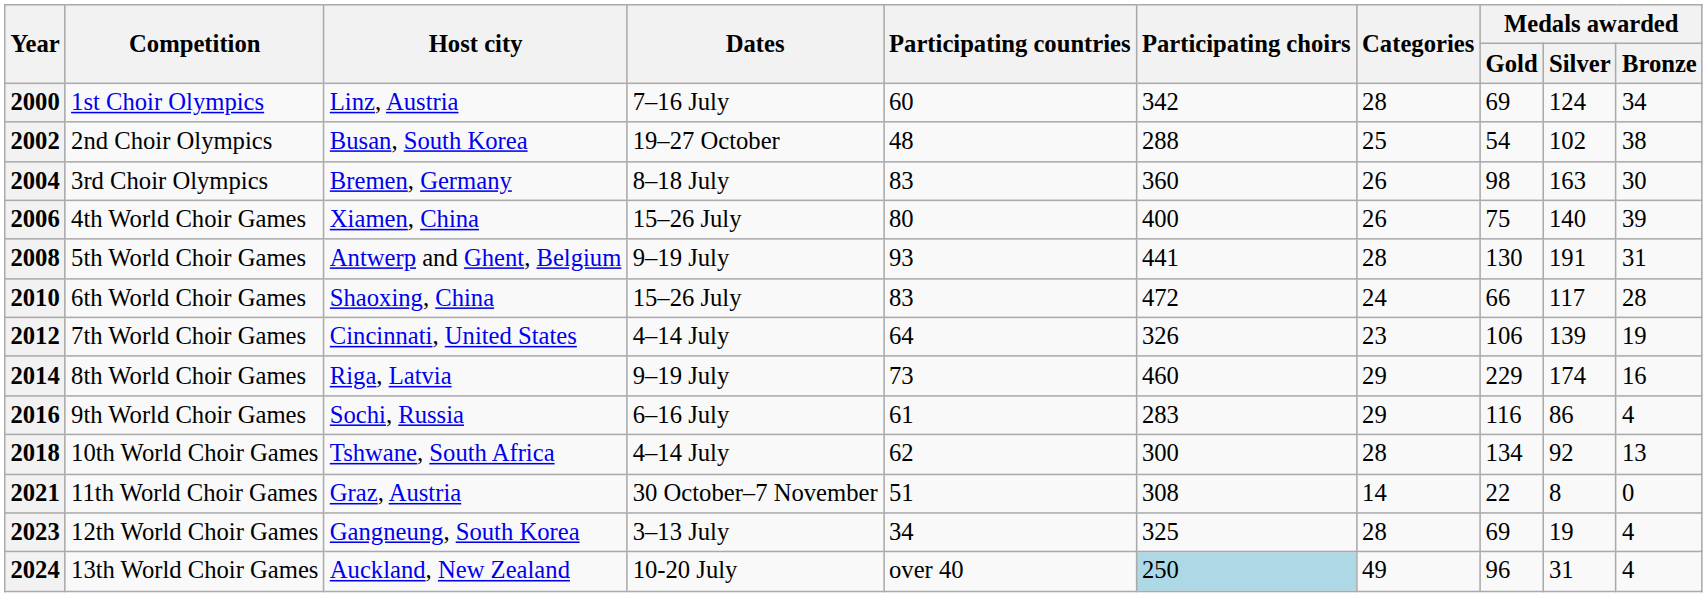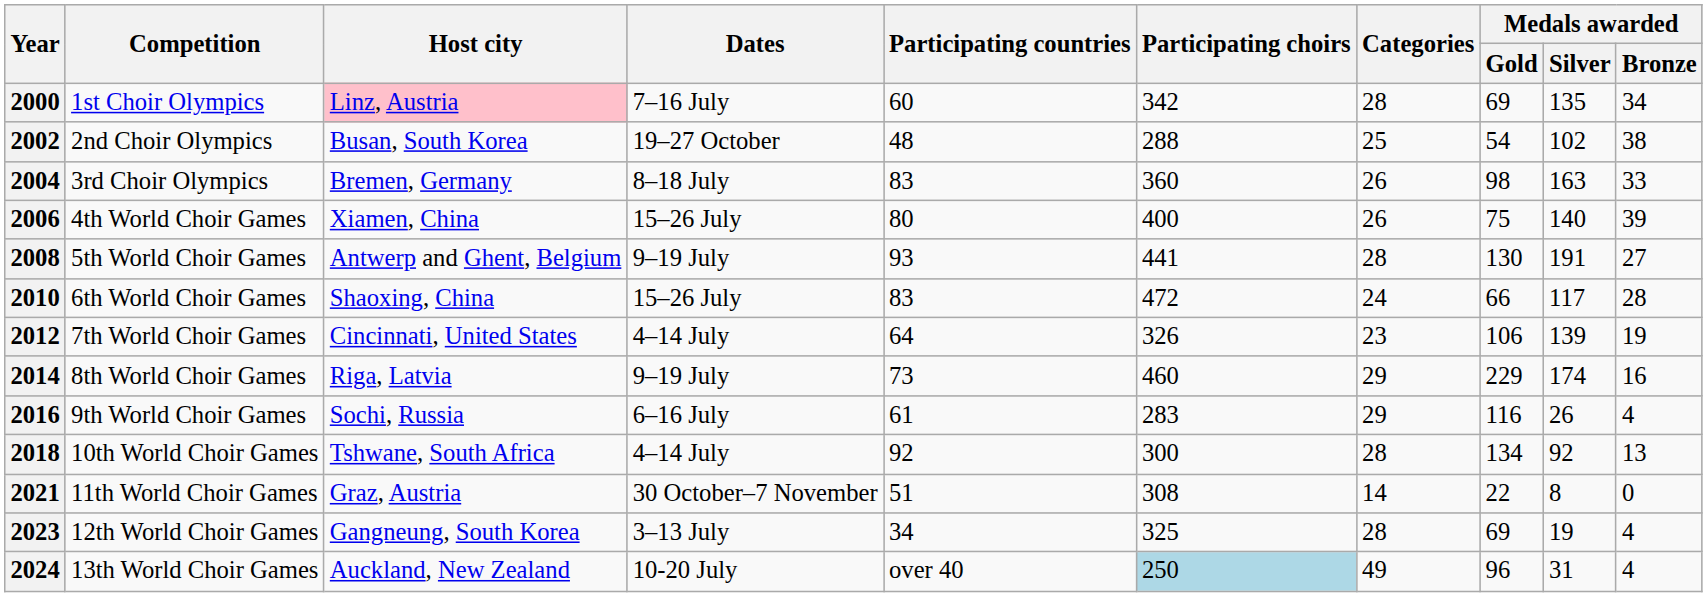(394, 102) no background -> (394, 102) pink background
(1568, 102) 124 -> (1568, 102) 135
(1634, 180) 30 -> (1634, 180) 33
(1634, 258) 31 -> (1634, 258) 27
(1561, 414) 86 -> (1561, 414) 26
(901, 453) 62 -> (901, 453) 92
